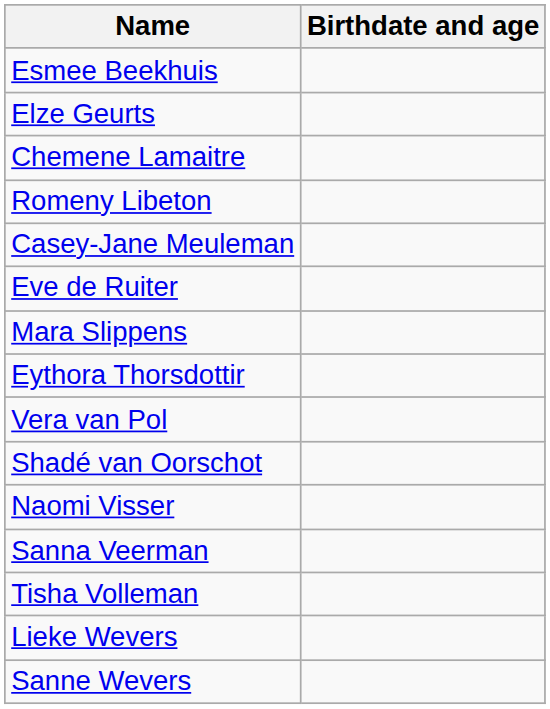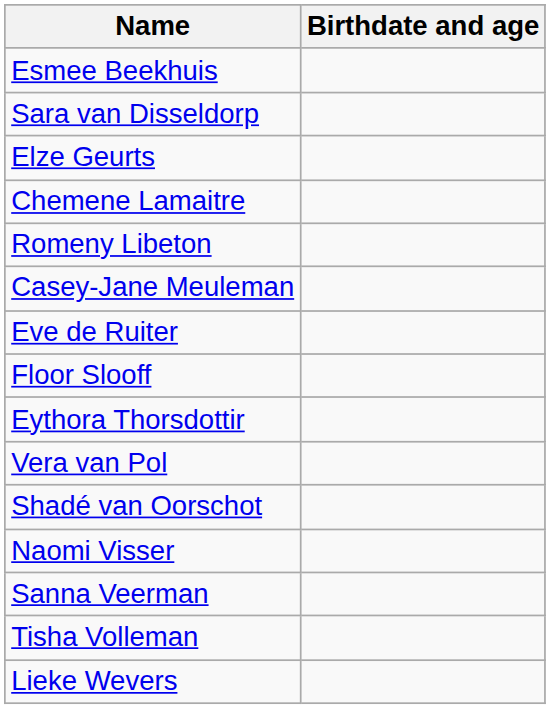+ row: (135, 113)
- row: (99, 331)
+ row: (81, 375)
- row: (101, 680)
